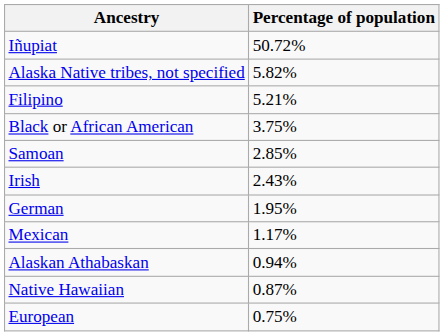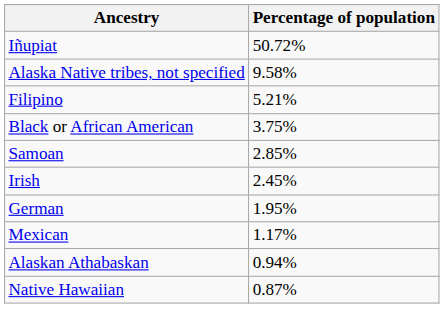(275, 72) 5.82% -> (275, 72) 9.58%
(275, 180) 2.43% -> (275, 180) 2.45%
- row: (41, 316)
